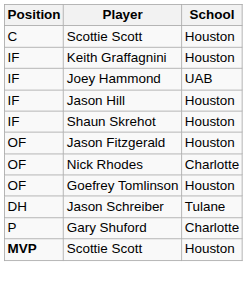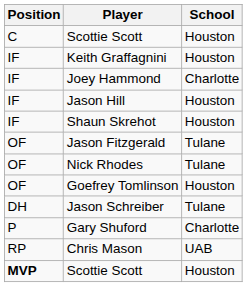(199, 79) UAB -> (212, 79) Charlotte
(210, 143) Houston -> (205, 143) Tulane
(212, 164) Charlotte -> (205, 164) Tulane
+ row: (17, 249)
